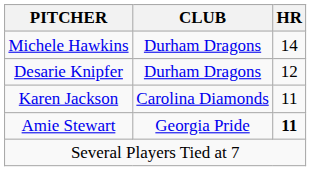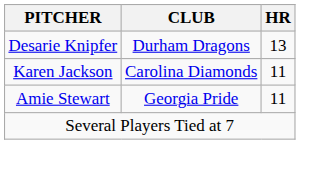- row: (68, 44)
(289, 71) 12 -> (278, 44) 13
(289, 125) bold -> (278, 98) normal
